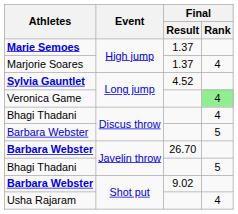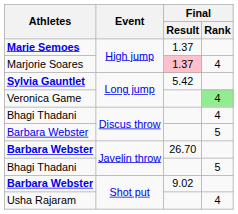(183, 64) no background -> (183, 64) pink background
(183, 82) 4.52 -> (183, 82) 5.42
